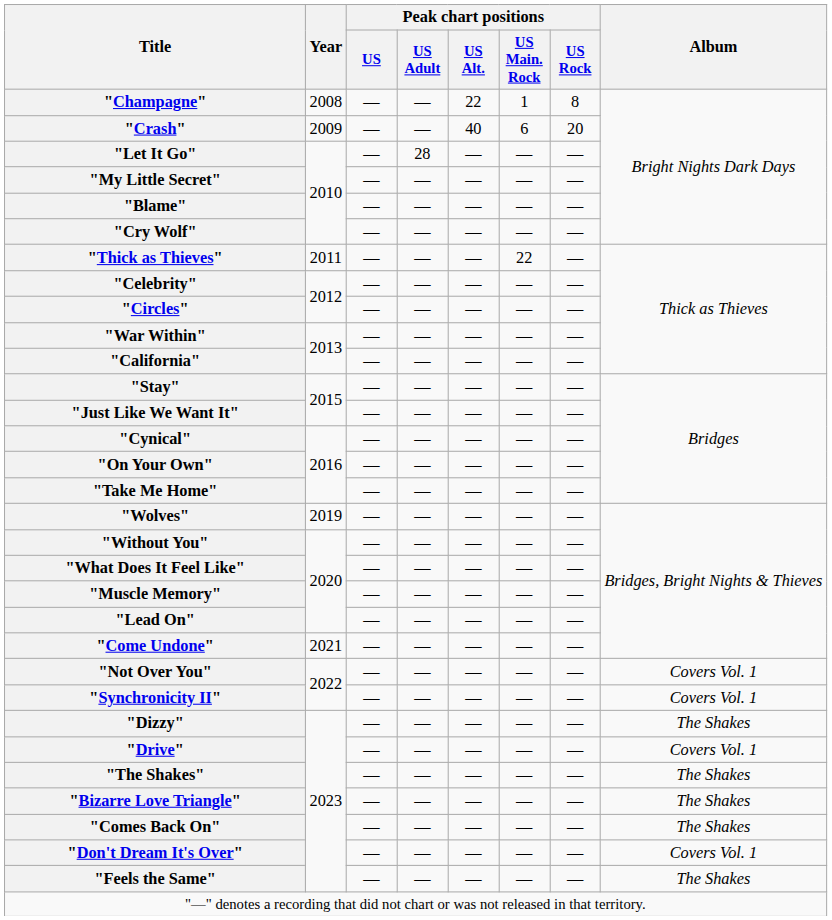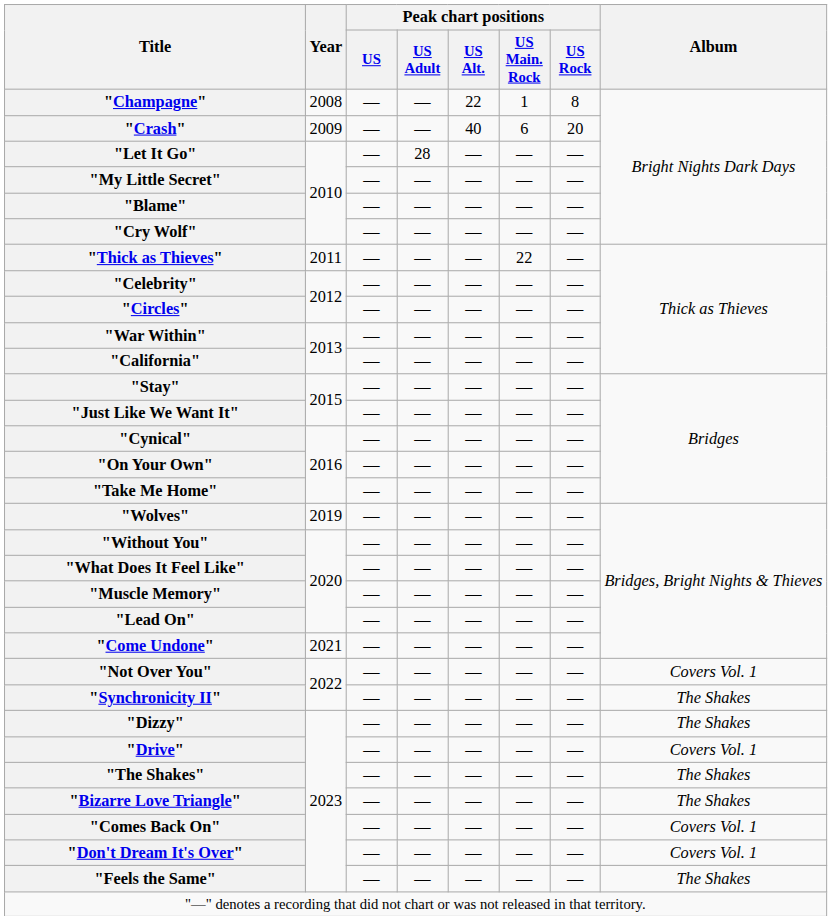(713, 697) Covers Vol. 1 -> (713, 697) The Shakes
(713, 826) The Shakes -> (713, 826) Covers Vol. 1
